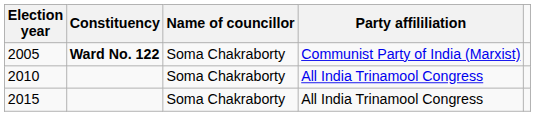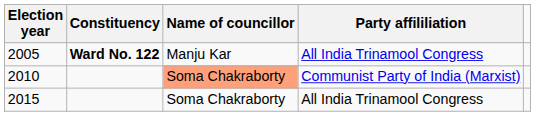(226, 54) Soma Chakraborty -> (199, 54) Manju Kar
(411, 54) Communist Party of India (Marxist) -> (392, 54) All India Trinamool Congress
(226, 76) no background -> (226, 76) lightsalmon background
(392, 76) All India Trinamool Congress -> (411, 76) Communist Party of India (Marxist)
